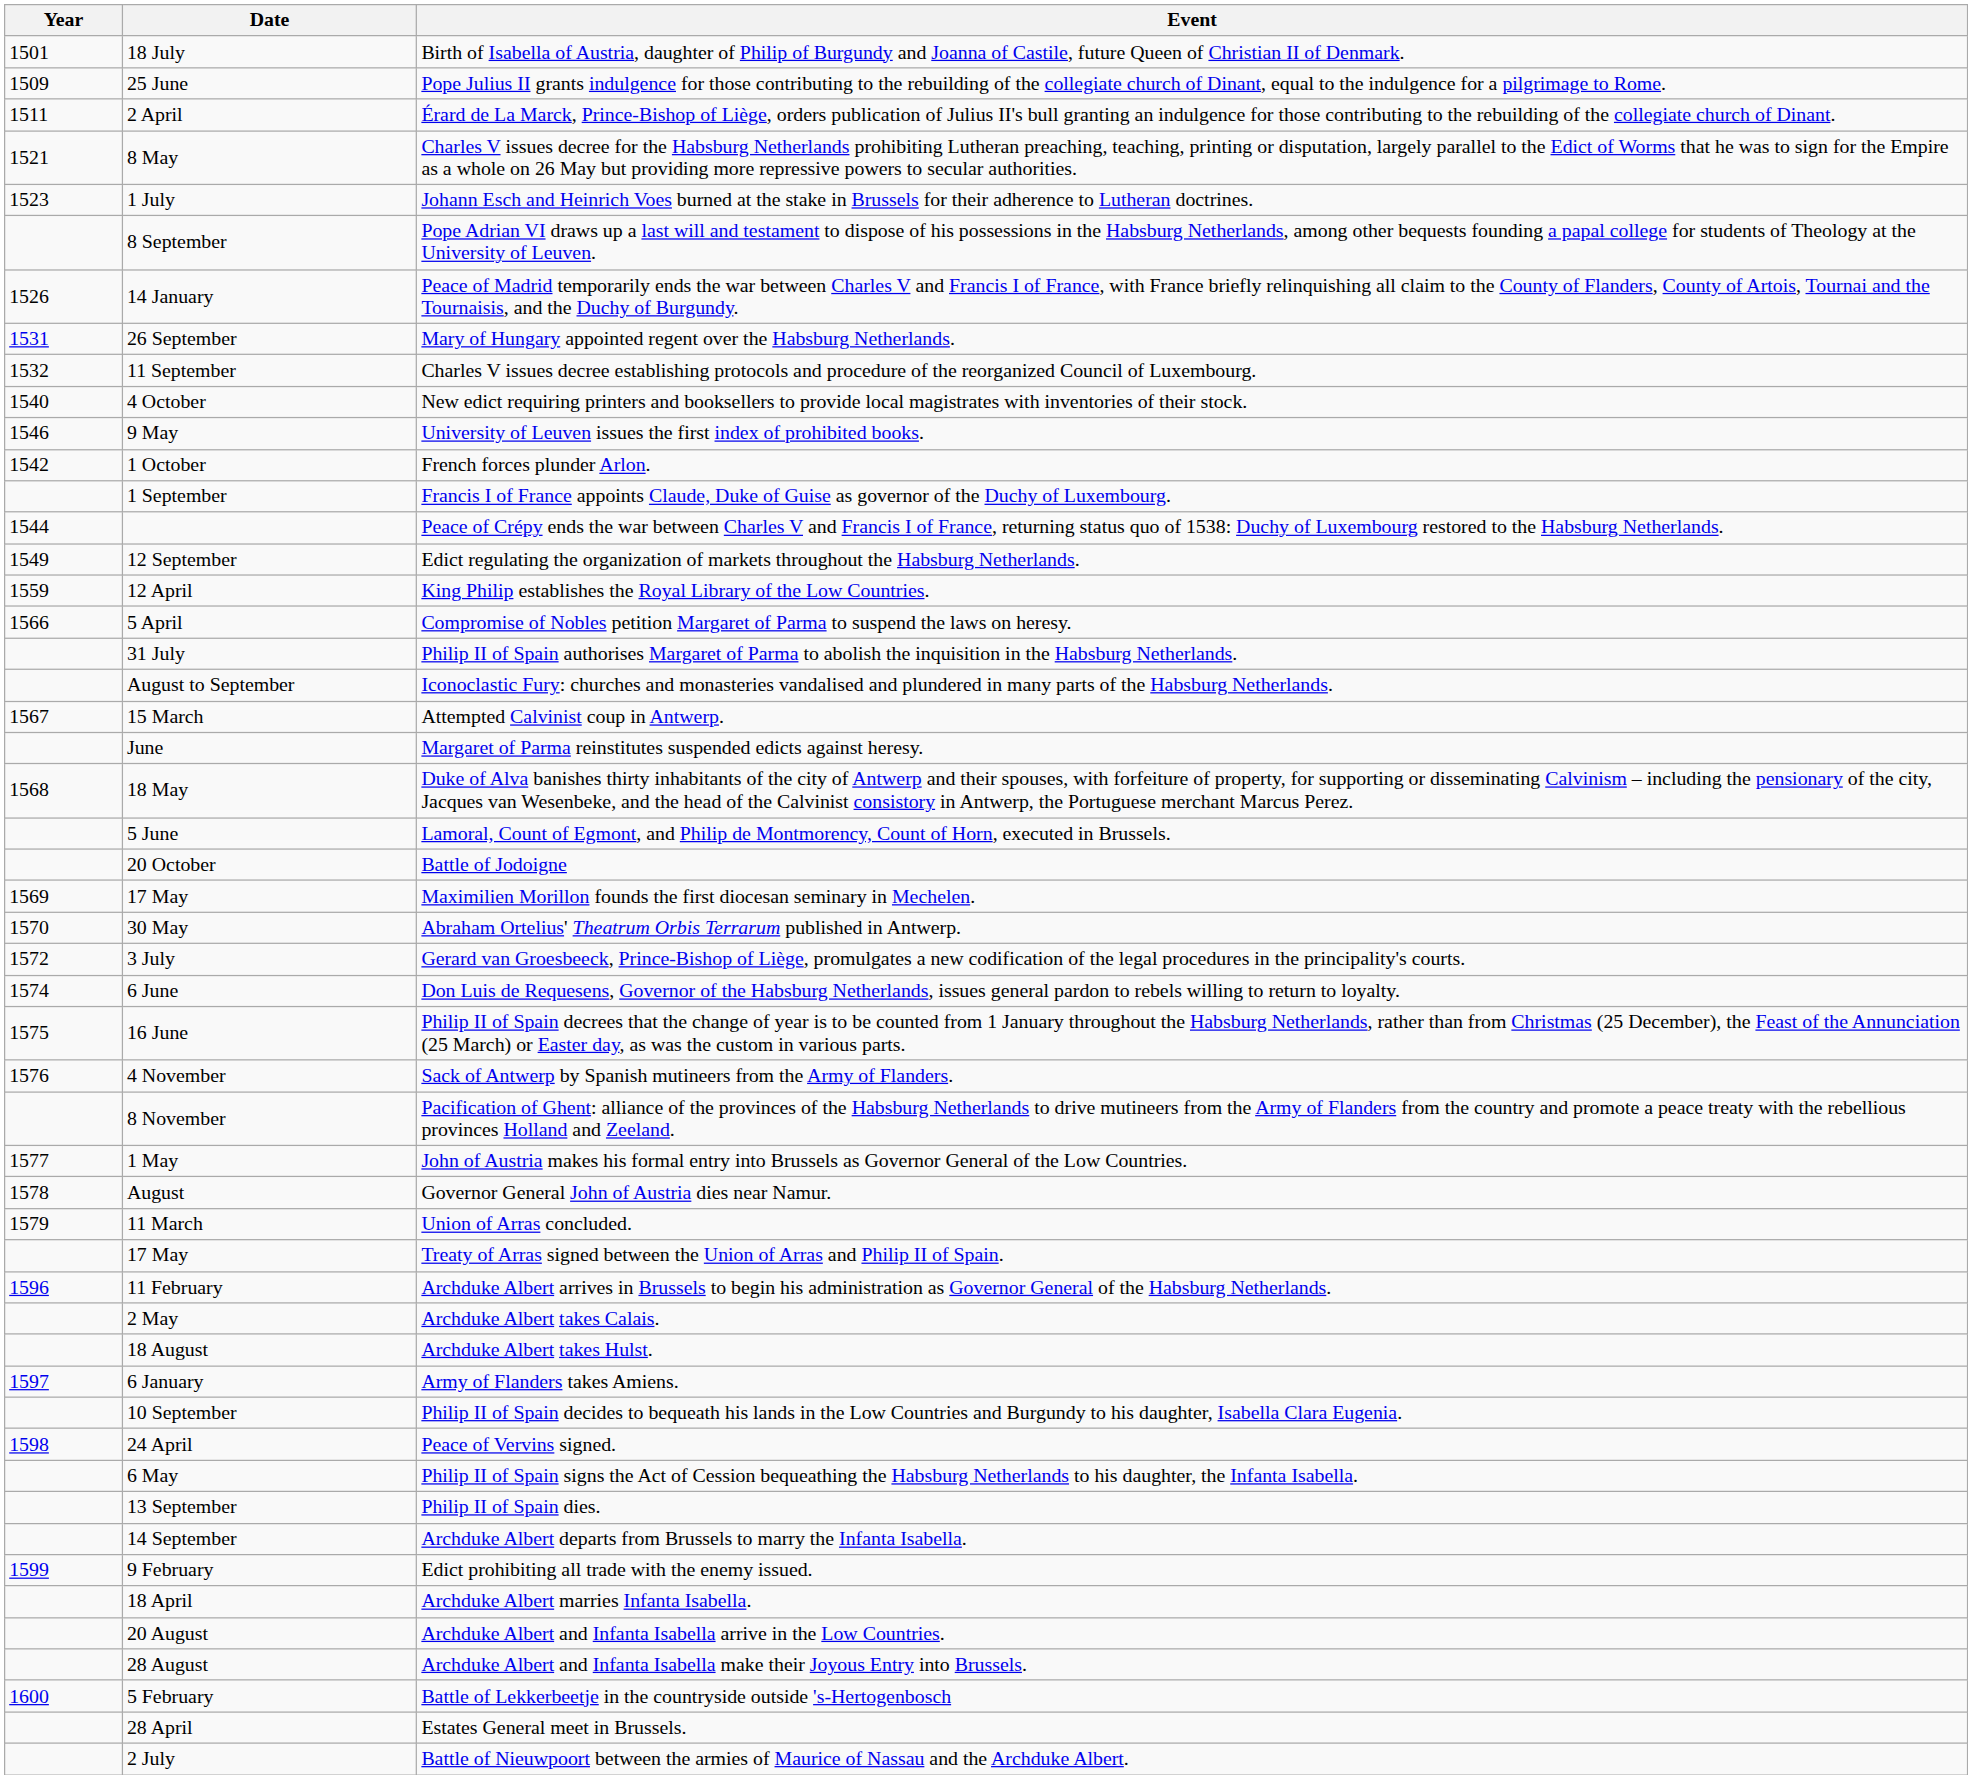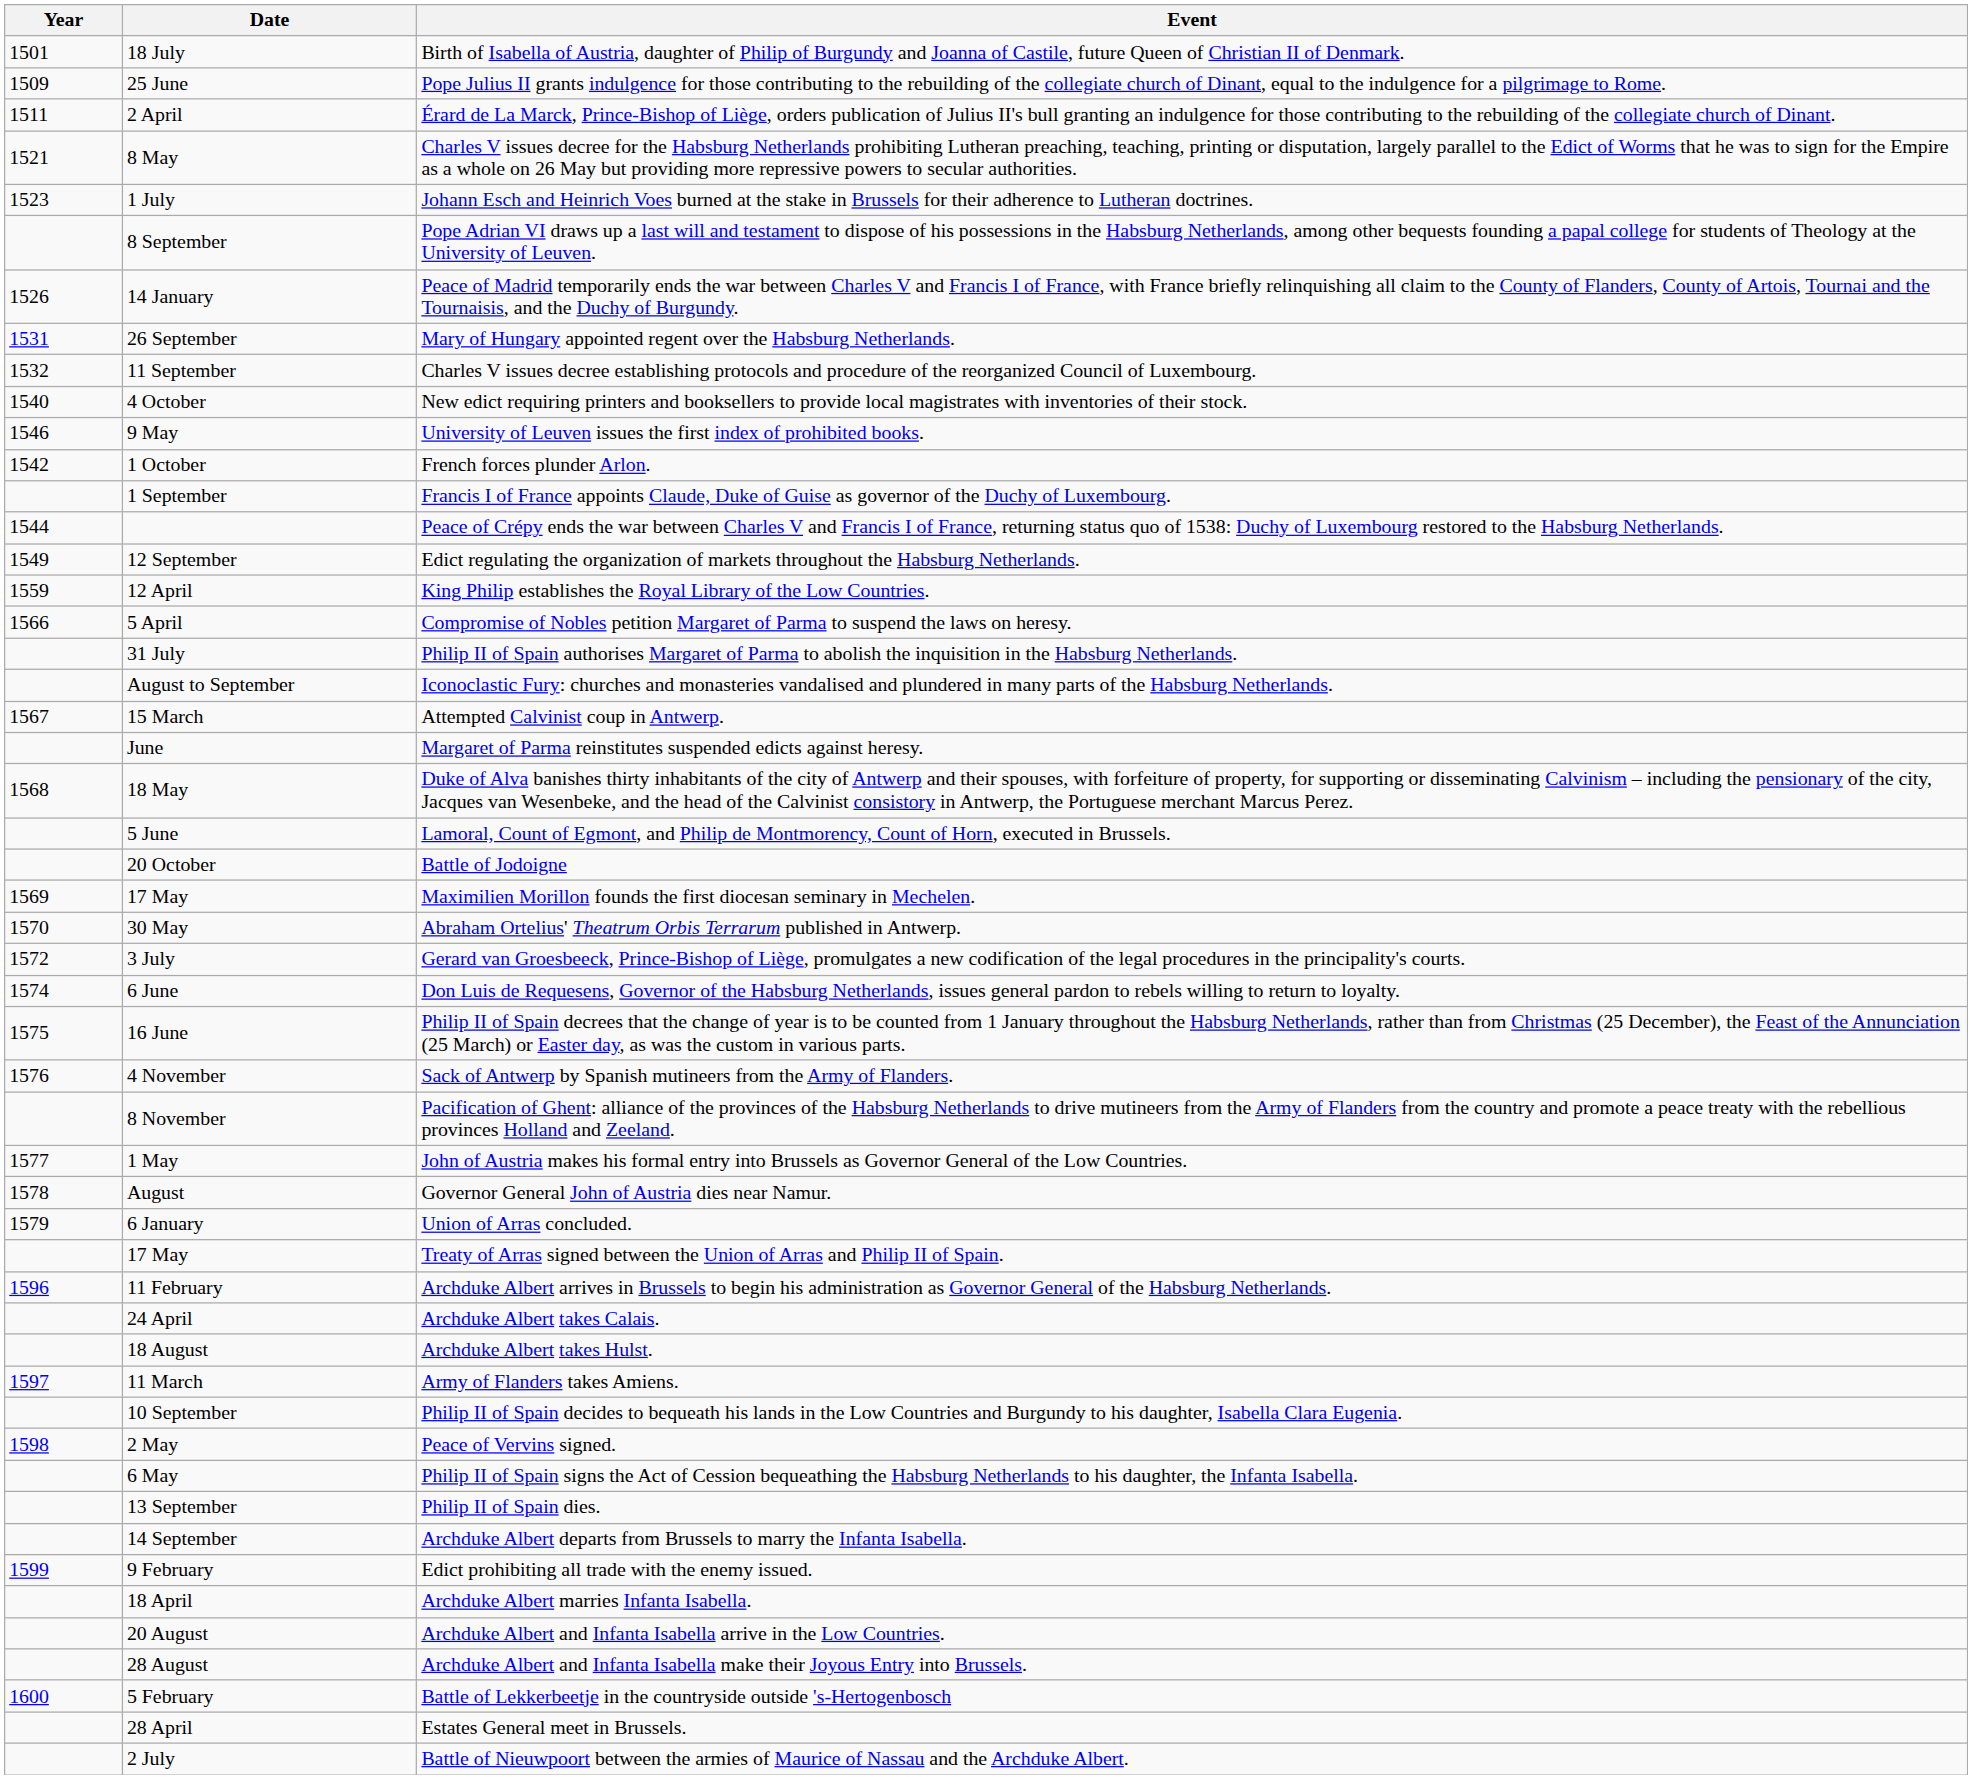(165, 1223) 11 March -> (165, 1223) 6 January
(153, 1318) 2 May -> (160, 1318) 24 April
(165, 1381) 6 January -> (165, 1381) 11 March
(160, 1444) 24 April -> (153, 1444) 2 May
